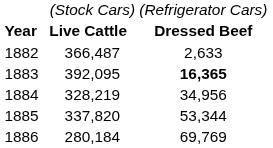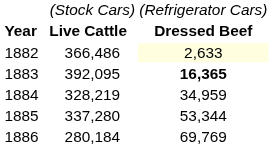(92, 52) 366,487 -> (92, 52) 366,486
(203, 52) no background -> (203, 52) lightyellow background
(203, 95) 34,956 -> (203, 95) 34,959
(92, 116) 337,820 -> (92, 116) 337,280
